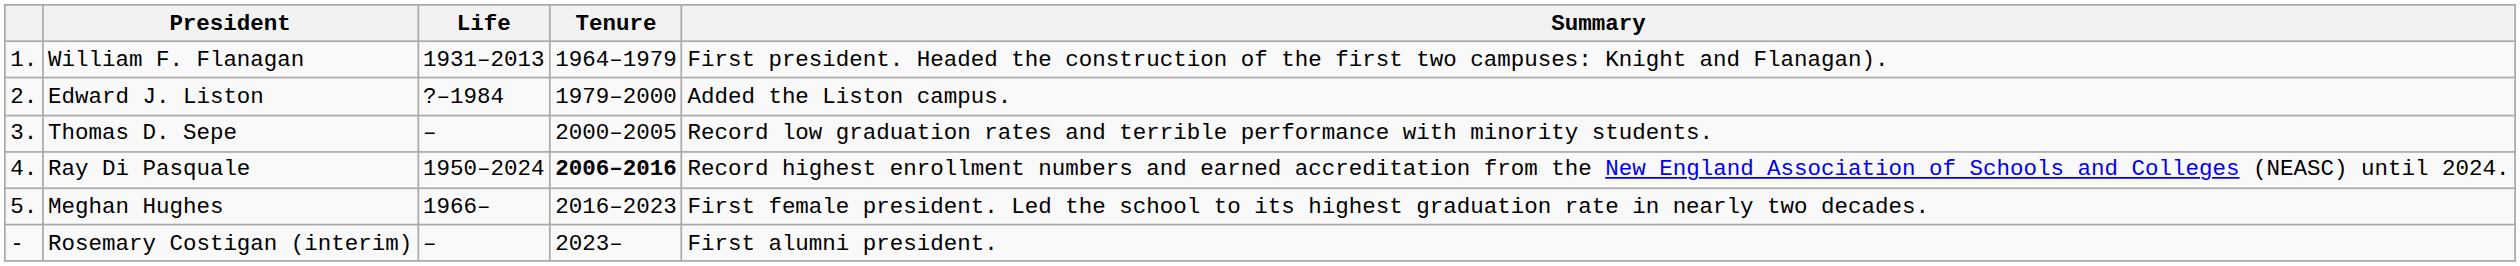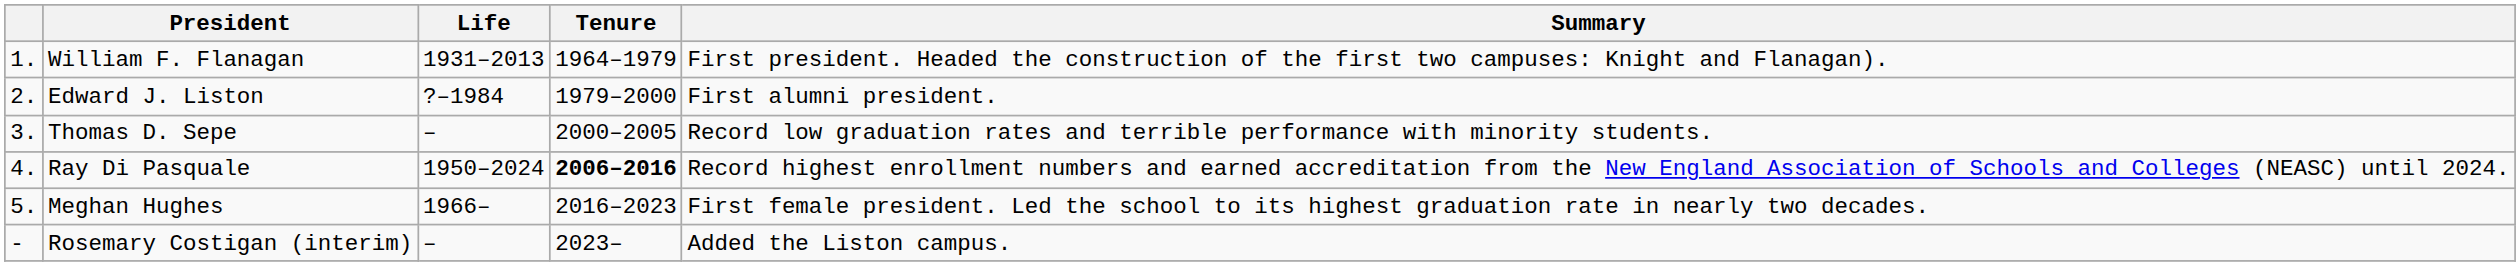(849, 97) Added the Liston campus. -> (843, 97) First alumni president.
(843, 243) First alumni president. -> (849, 243) Added the Liston campus.
